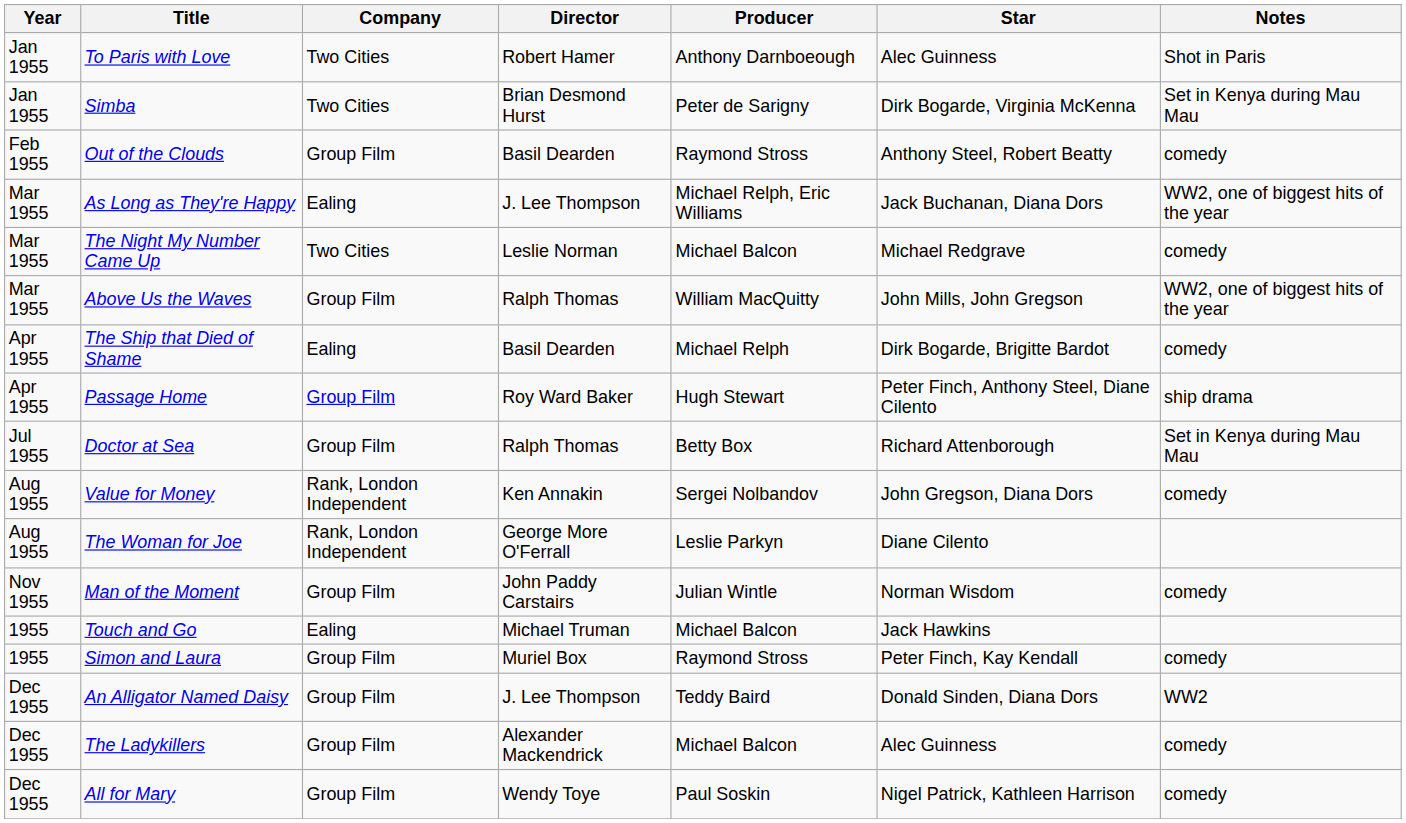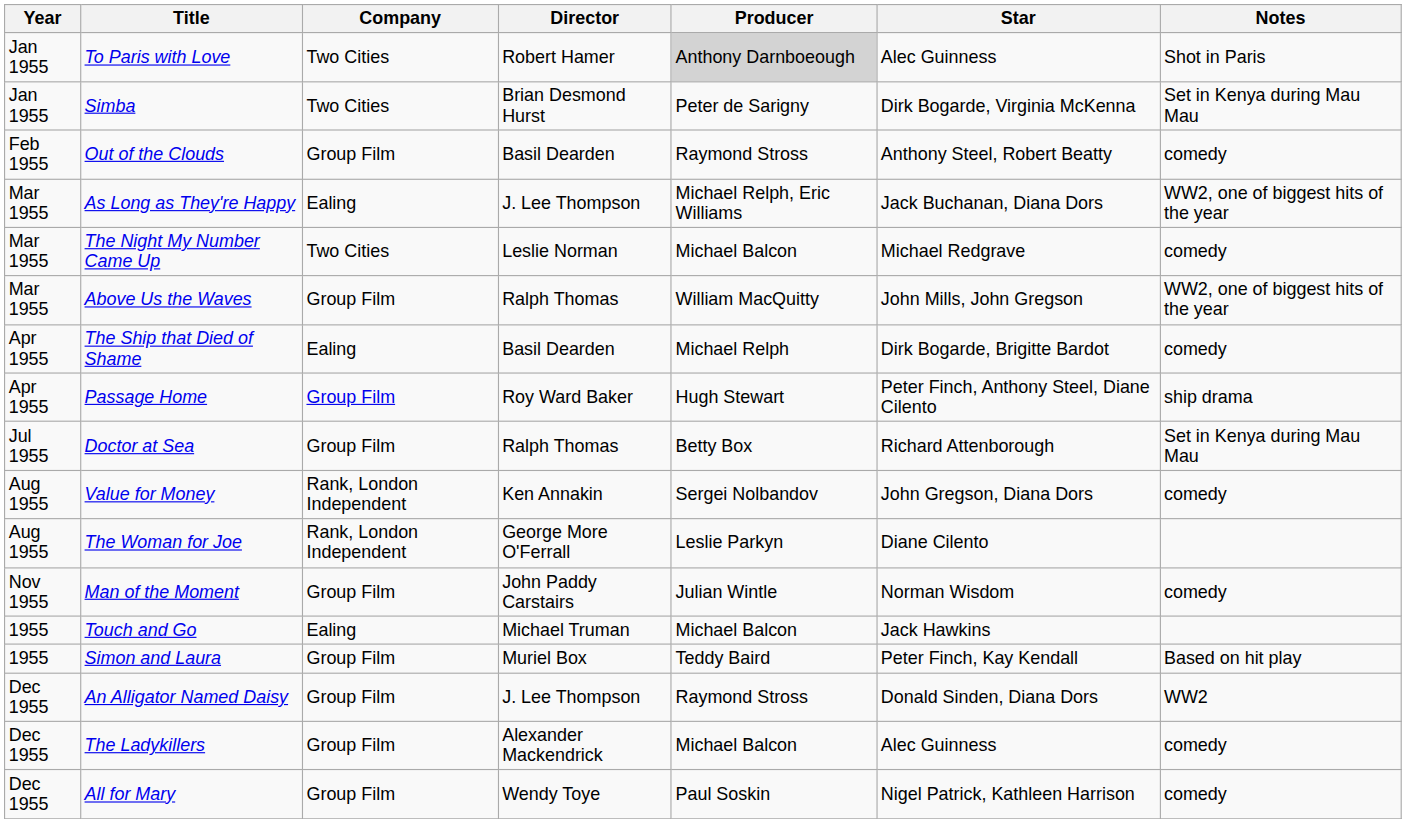(765, 57) no background -> (765, 57) lightgrey background
(742, 658) Raymond Stross -> (723, 658) Teddy Baird
(1195, 658) comedy -> (1233, 658) Based on hit play
(723, 697) Teddy Baird -> (742, 697) Raymond Stross
